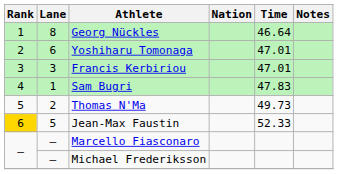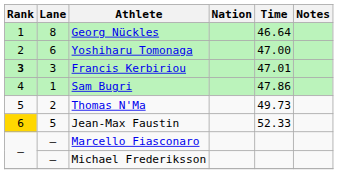(274, 50) 47.01 -> (274, 50) 47.00
(21, 68) normal -> (21, 68) bold
(274, 86) 47.83 -> (274, 86) 47.86
